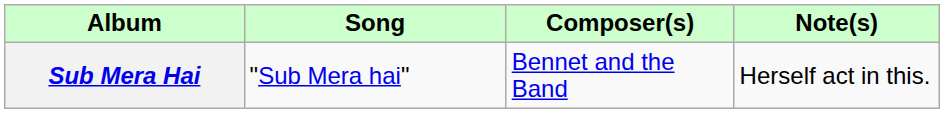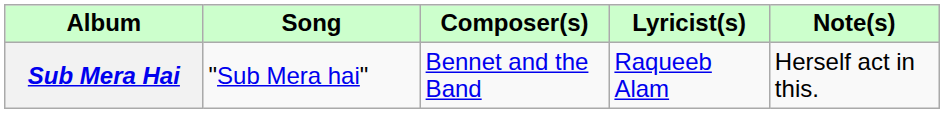+ column: (689, 23)
